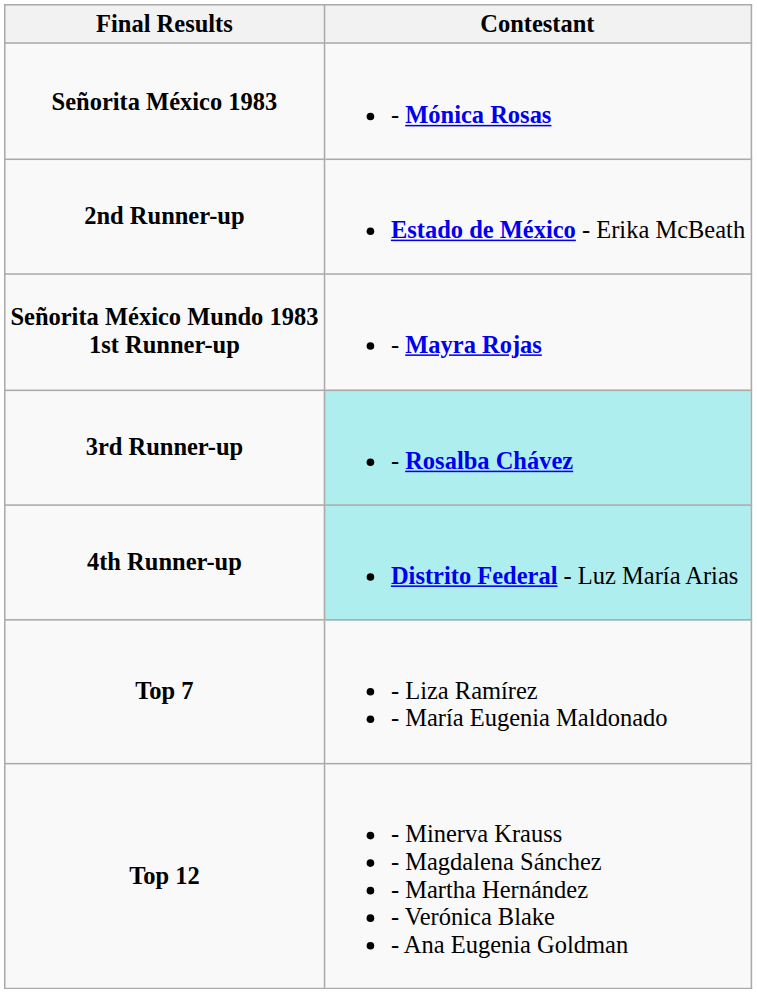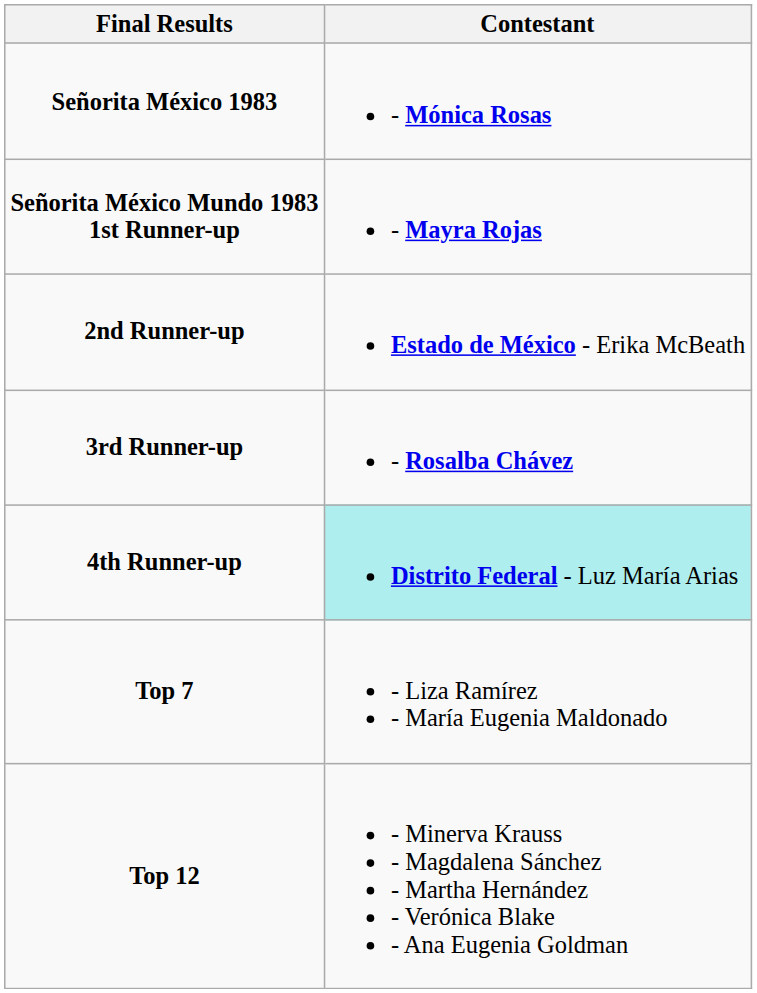rows swapped: (164, 331) <-> (164, 216)
(537, 461) paleturquoise background -> (537, 461) no background
